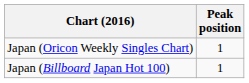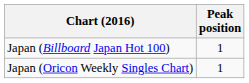rows swapped: (100, 48) <-> (88, 68)
